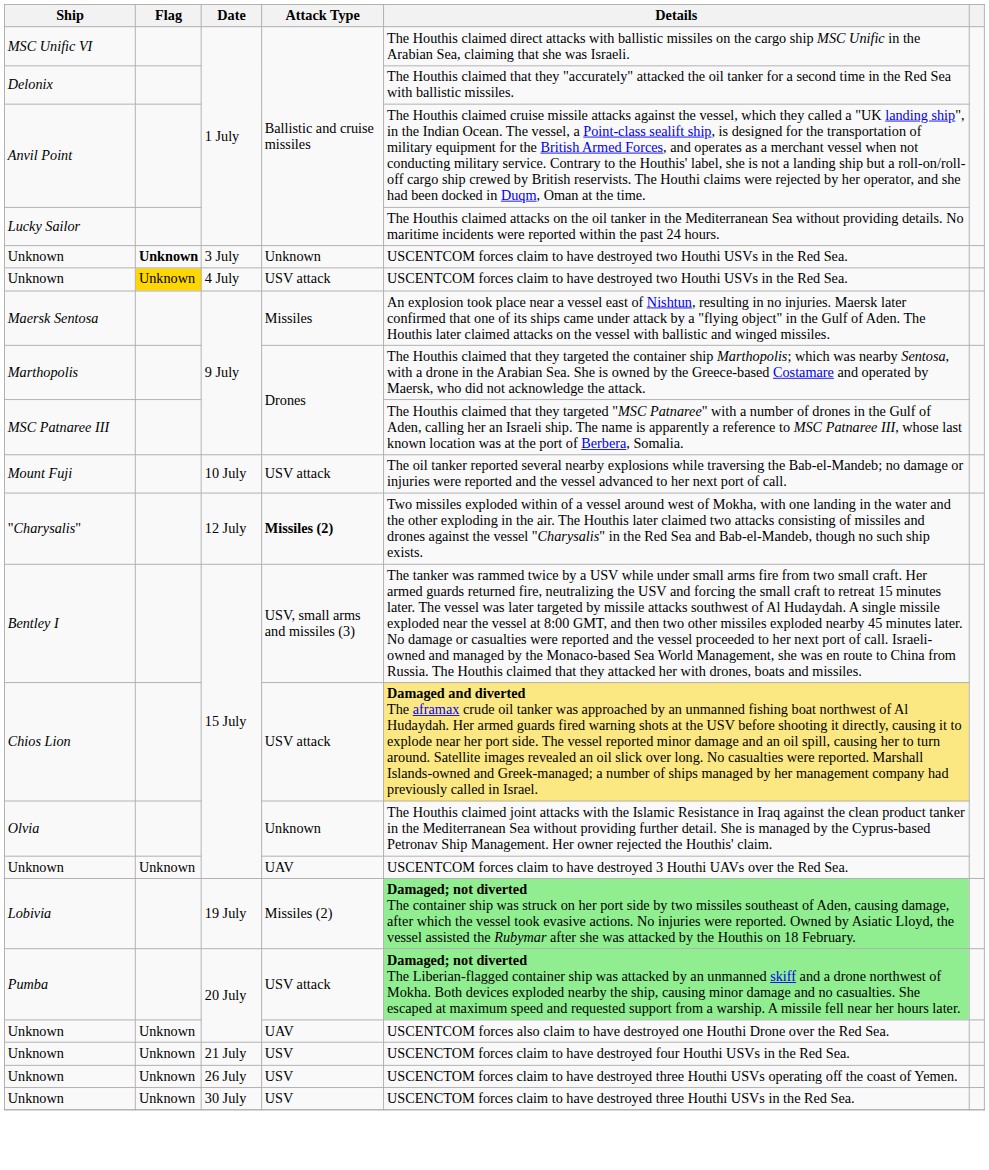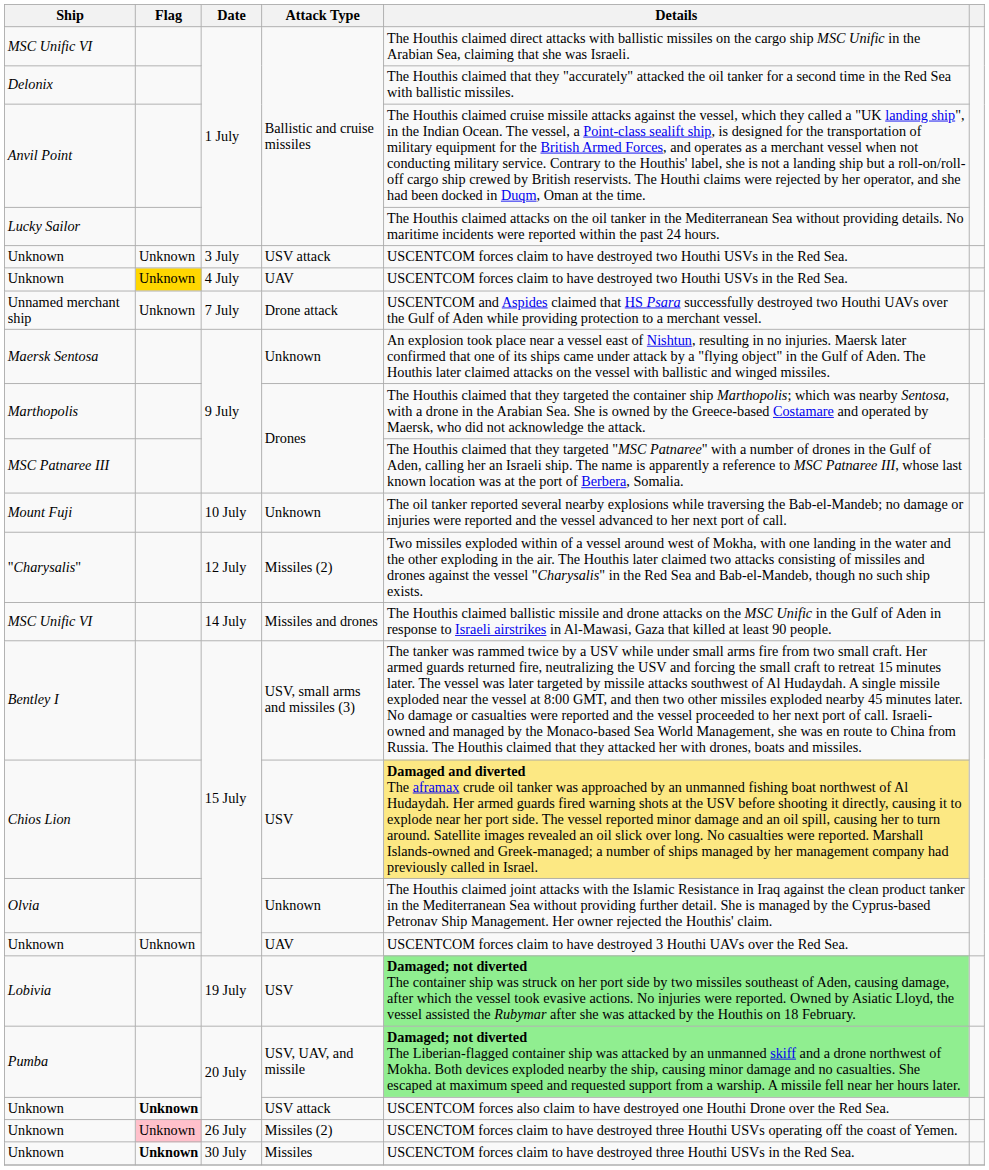(169, 256) bold -> (167, 256) normal
(293, 256) Unknown -> (298, 256) USV attack
(298, 279) USV attack -> (279, 279) UAV
+ row: (64, 310)
(289, 318) Missiles -> (293, 356) Unknown
(298, 473) USV attack -> (293, 512) Unknown
(299, 528) bold -> (299, 567) normal
+ row: (50, 621)
(298, 741) USV attack -> (279, 819) USV
(299, 913) Missiles (2) -> (279, 991) USV
(298, 984) USV attack -> (309, 1061) USV, UAV, and missile
(167, 1031) normal -> (169, 1108) bold
(279, 1031) UAV -> (298, 1108) USV attack
- row: (36, 1053)
(167, 1076) no background -> (167, 1130) pink background
(279, 1076) USV -> (299, 1130) Missiles (2)
(167, 1098) normal -> (169, 1153) bold
(279, 1098) USV -> (289, 1153) Missiles
